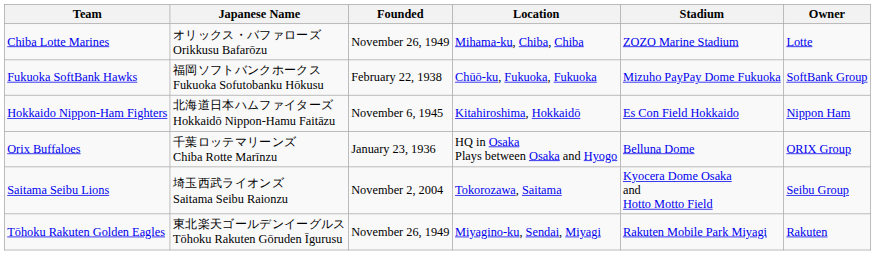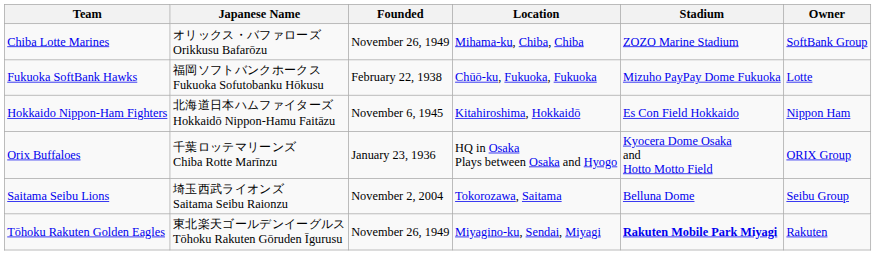(799, 41) Lotte -> (827, 41) SoftBank Group
(827, 77) SoftBank Group -> (799, 77) Lotte
(659, 149) Belluna Dome -> (677, 154) Kyocera Dome Osaka and Hotto Motto Field
(677, 190) Kyocera Dome Osaka and Hotto Motto Field -> (659, 196) Belluna Dome
(695, 231) normal -> (700, 231) bold
